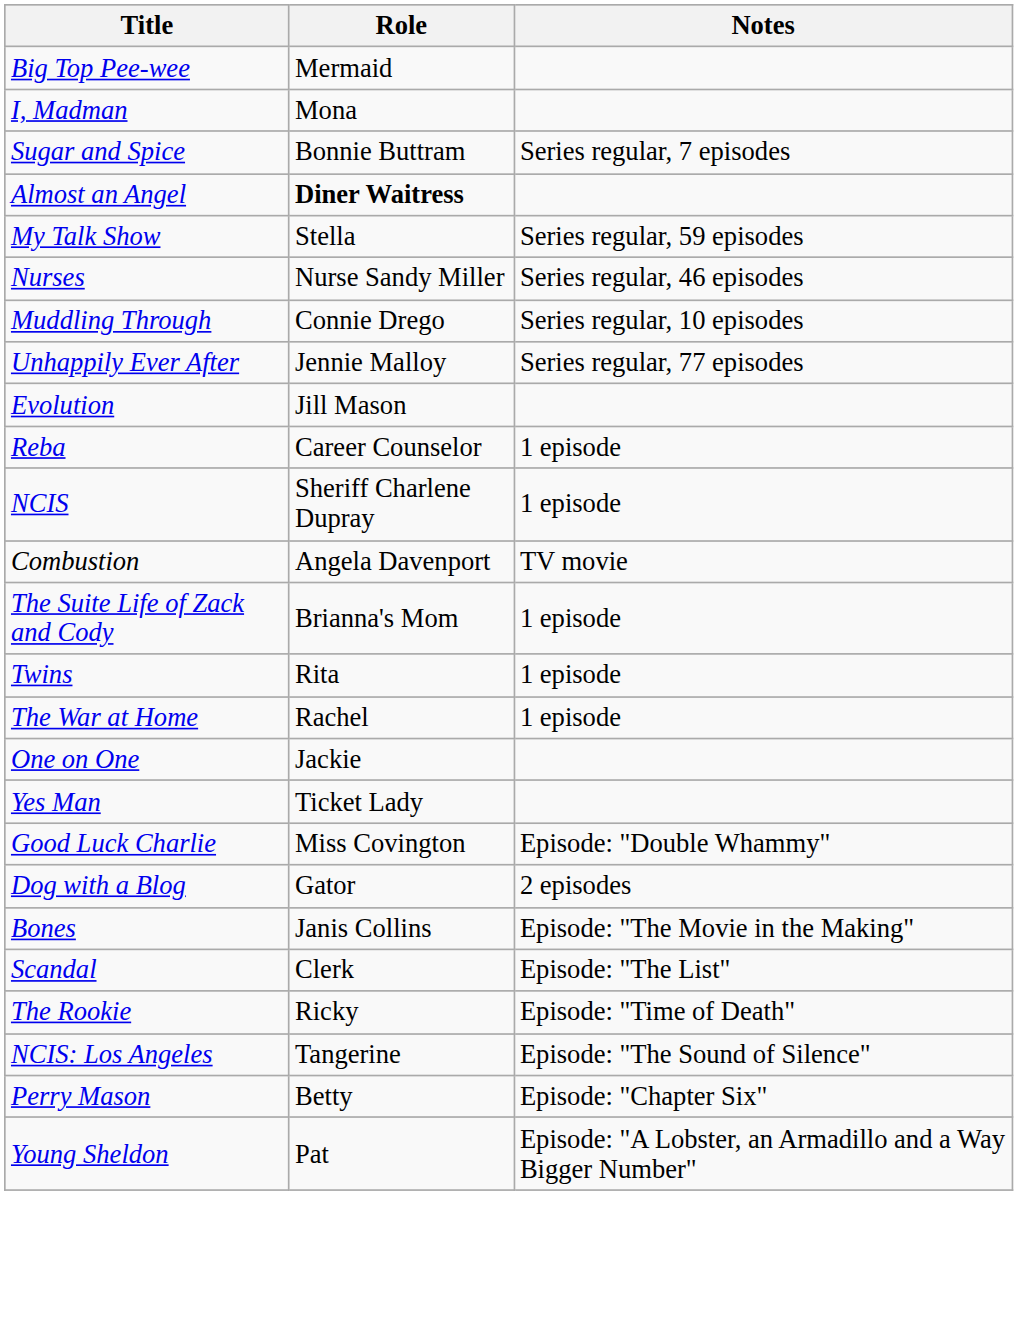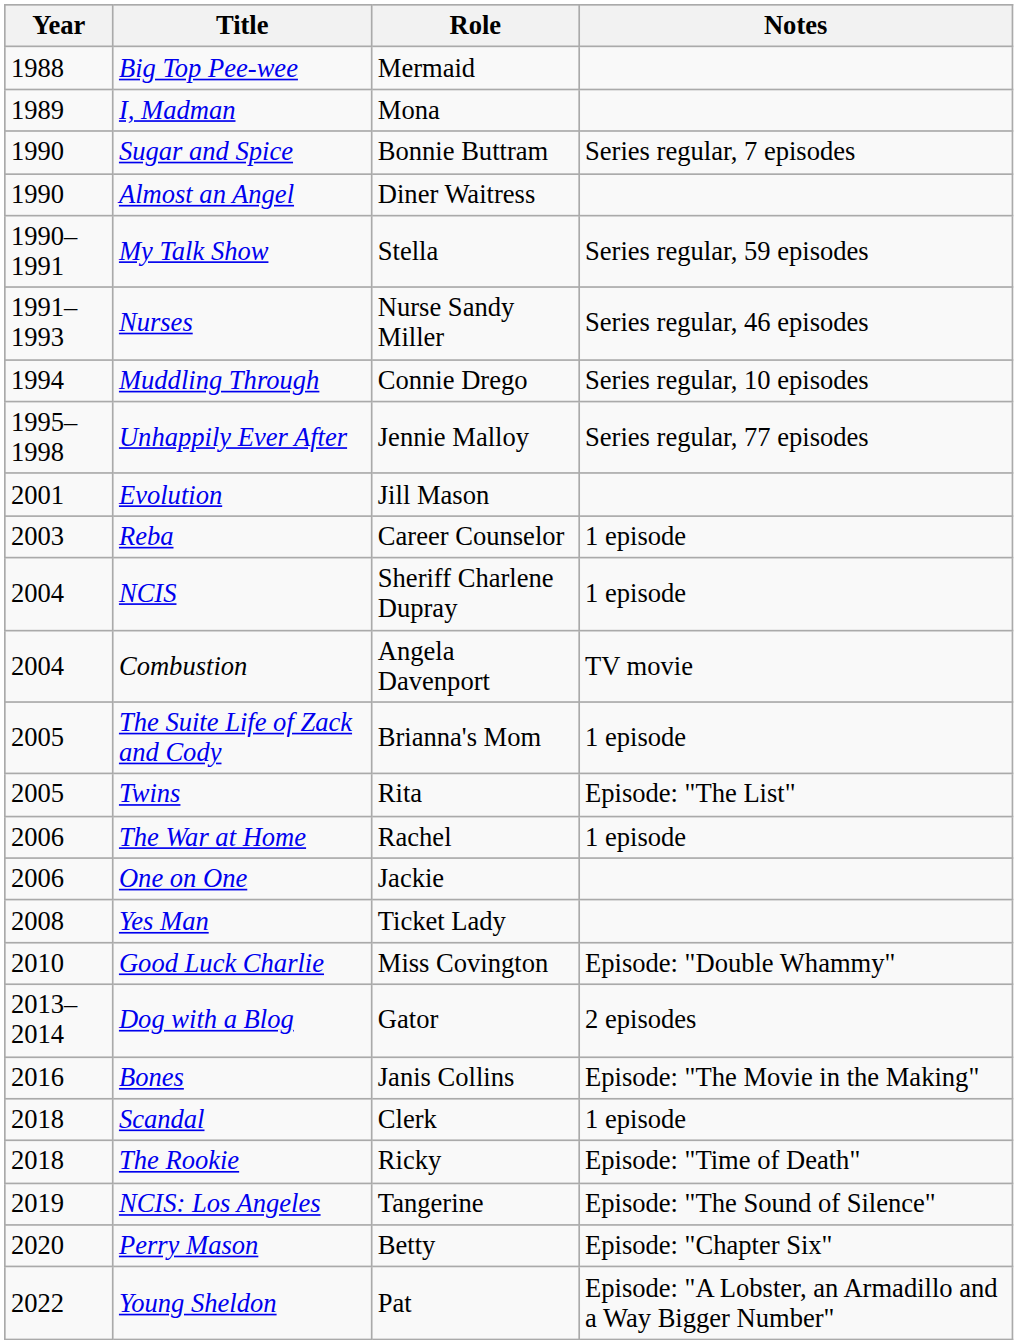+ column: (59, 25)
(379, 194) bold -> (457, 194) normal
(570, 675) 1 episode -> (690, 794) Episode: "The List"
(625, 969) Episode: "The List" -> (636, 1119) 1 episode
